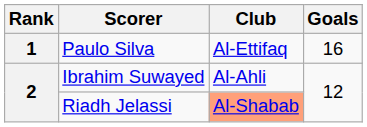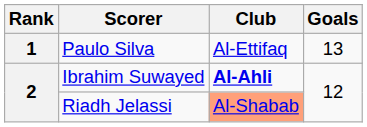(333, 48) 16 -> (333, 48) 13
(240, 77) normal -> (243, 77) bold
